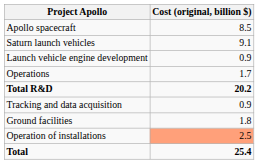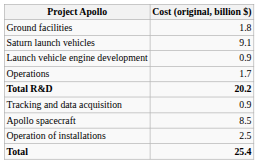rows swapped: (41, 27) <-> (39, 120)
(245, 136) lightsalmon background -> (245, 136) no background
